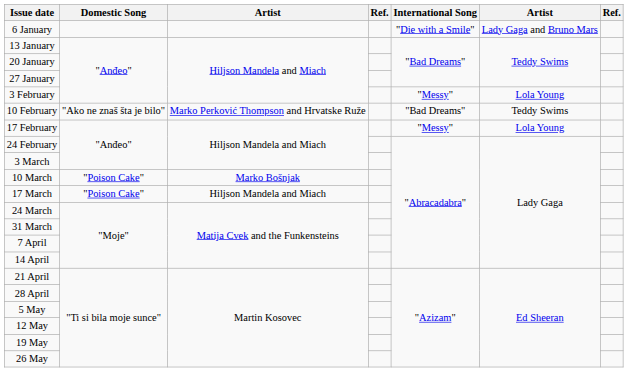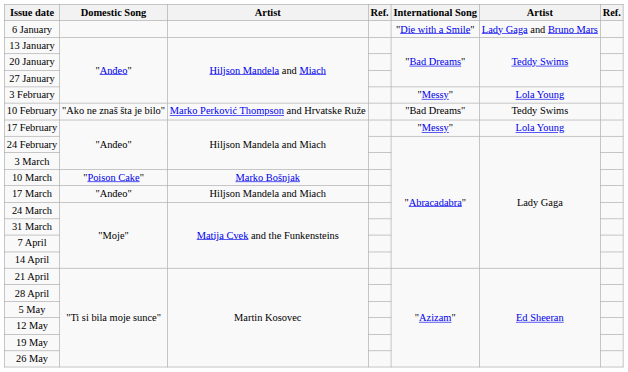(114, 194) "Poison Cake" -> (114, 194) "Anđeo"
